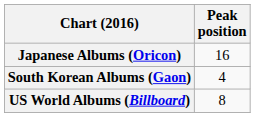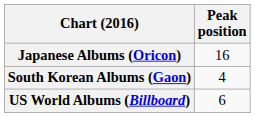(222, 100) 8 -> (222, 100) 6
